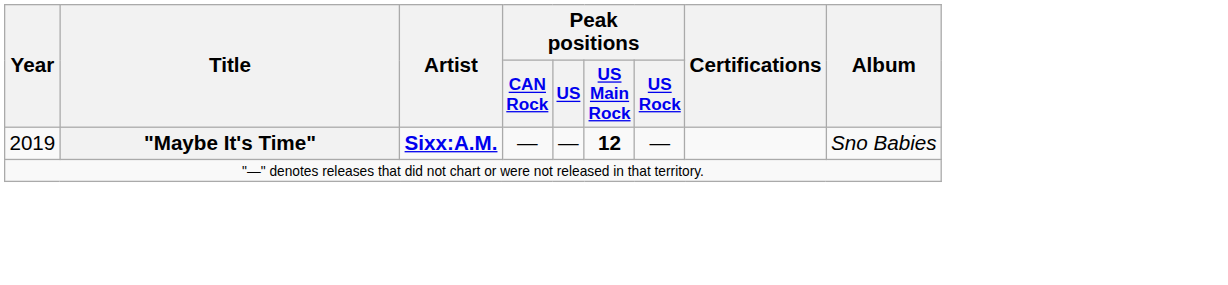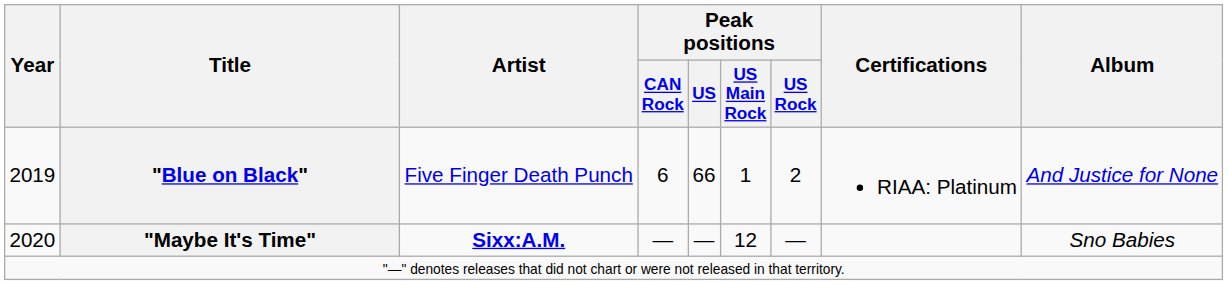+ row: (230, 175)
(32, 143) 2019 -> (32, 240) 2020
(610, 143) bold -> (745, 240) normal
